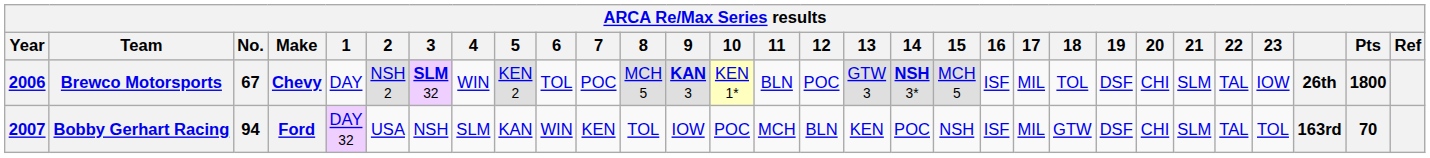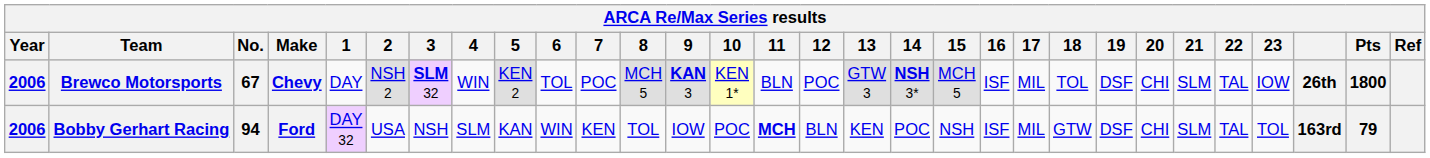(27, 129) 2007 -> (27, 129) 2006
(777, 129) normal -> (777, 129) bold
(1368, 129) 70 -> (1368, 129) 79
